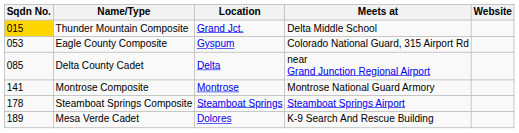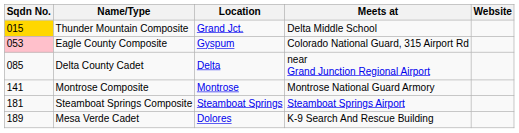(15, 44) no background -> (15, 44) pink background
(15, 103) 178 -> (15, 103) 181
